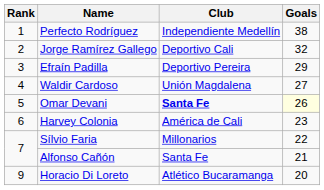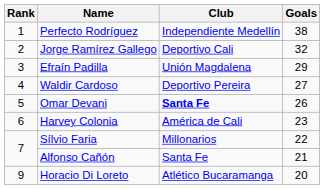(206, 67) Deportivo Pereira -> (207, 67) Unión Magdalena
(207, 85) Unión Magdalena -> (206, 85) Deportivo Pereira
(301, 103) lightyellow background -> (301, 103) no background
